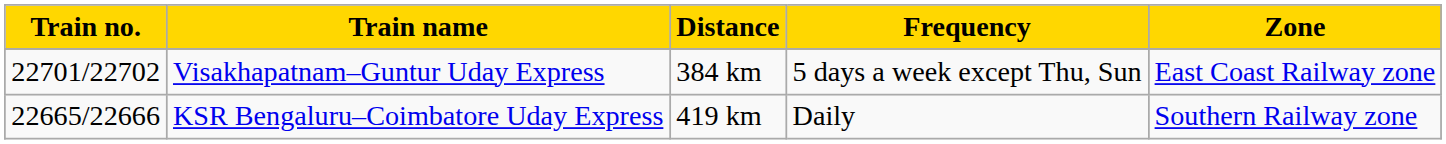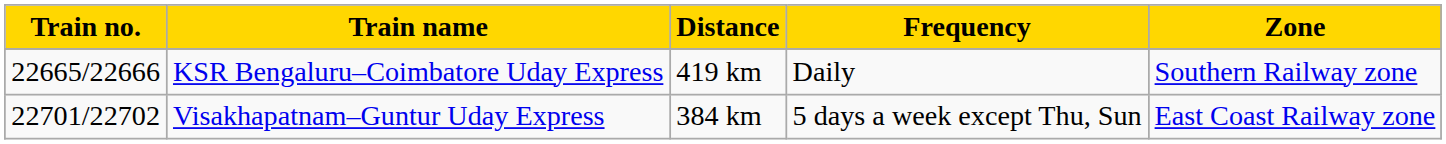rows swapped: (418, 116) <-> (389, 71)
